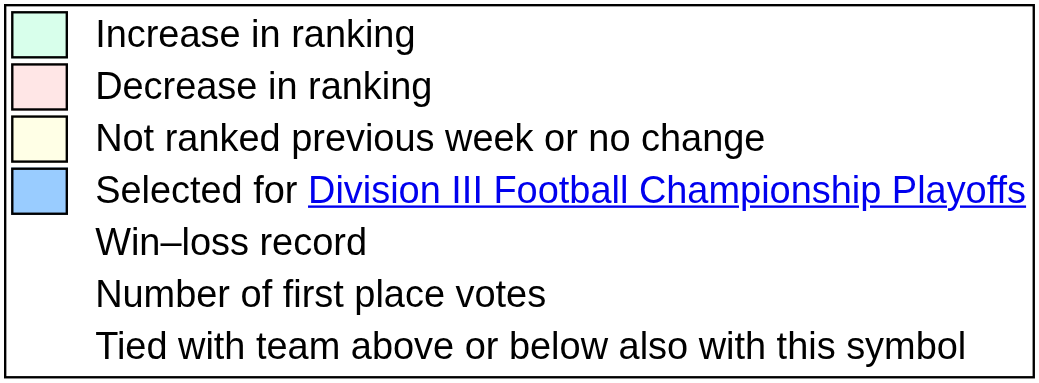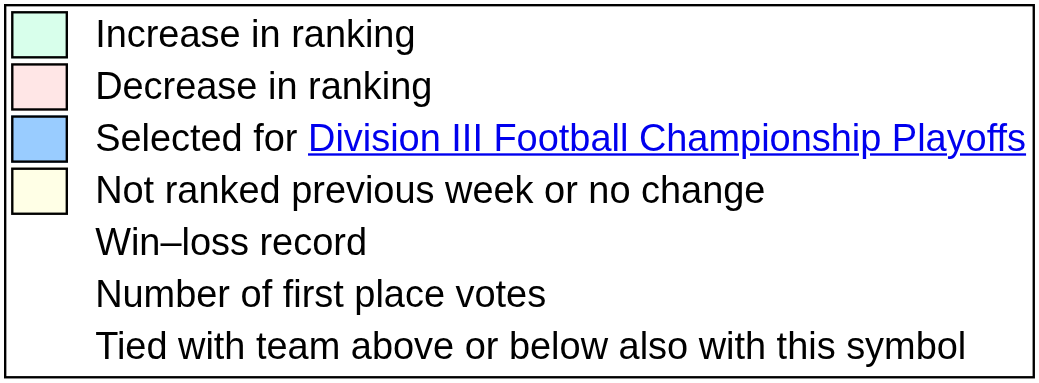rows swapped: (430, 138) <-> (561, 190)
